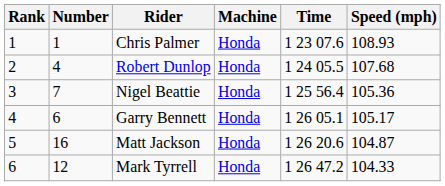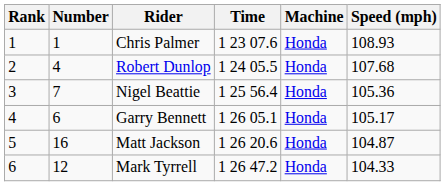columns swapped: (247, 17) <-> (314, 17)
